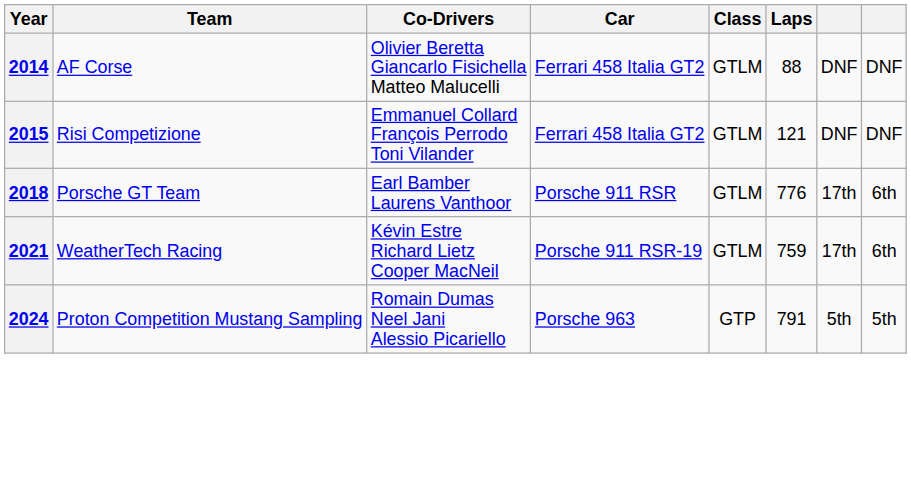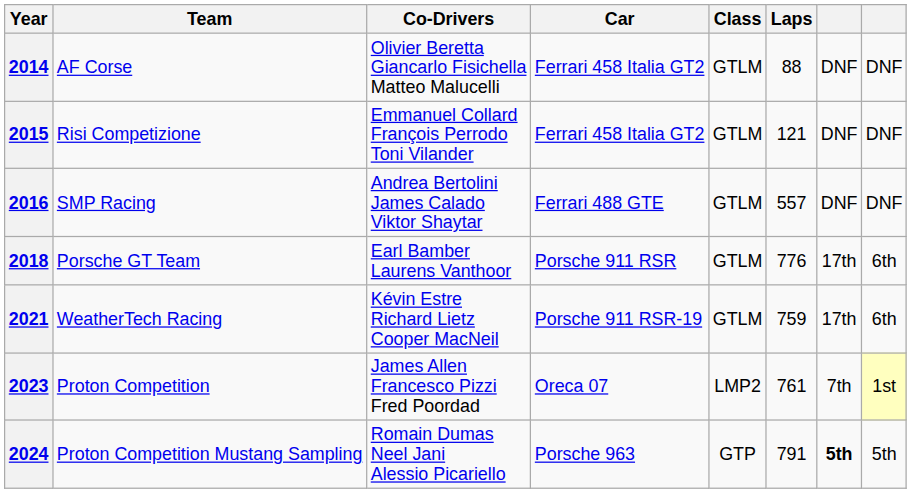+ row: (29, 203)
+ row: (29, 387)
(839, 319) normal -> (839, 455) bold
